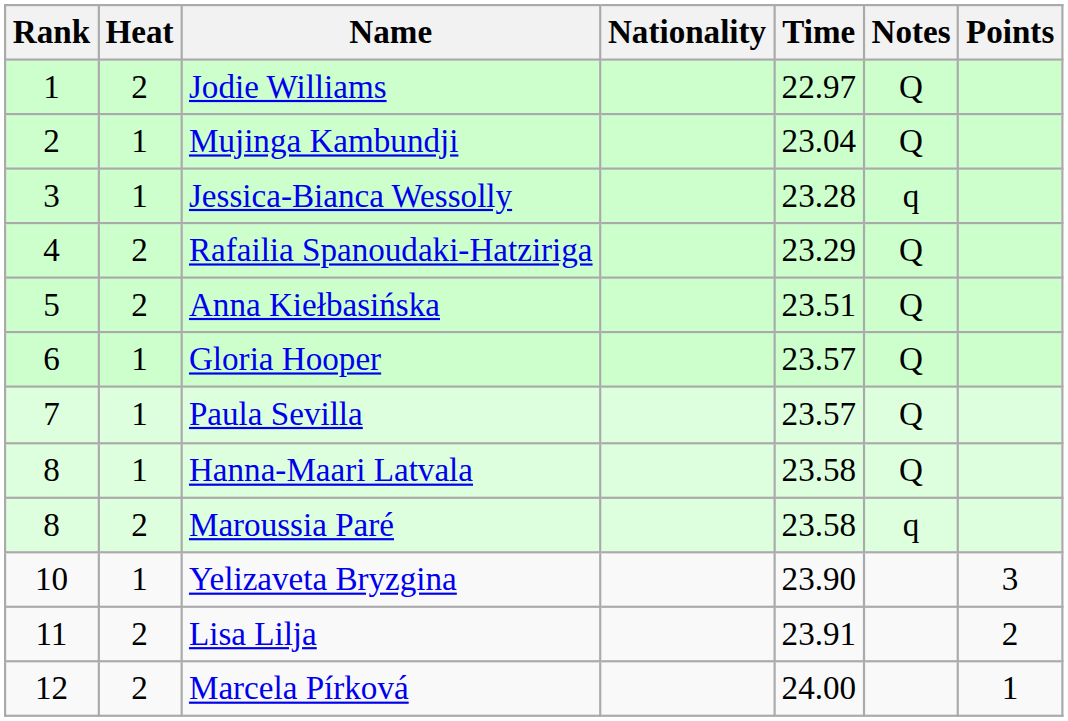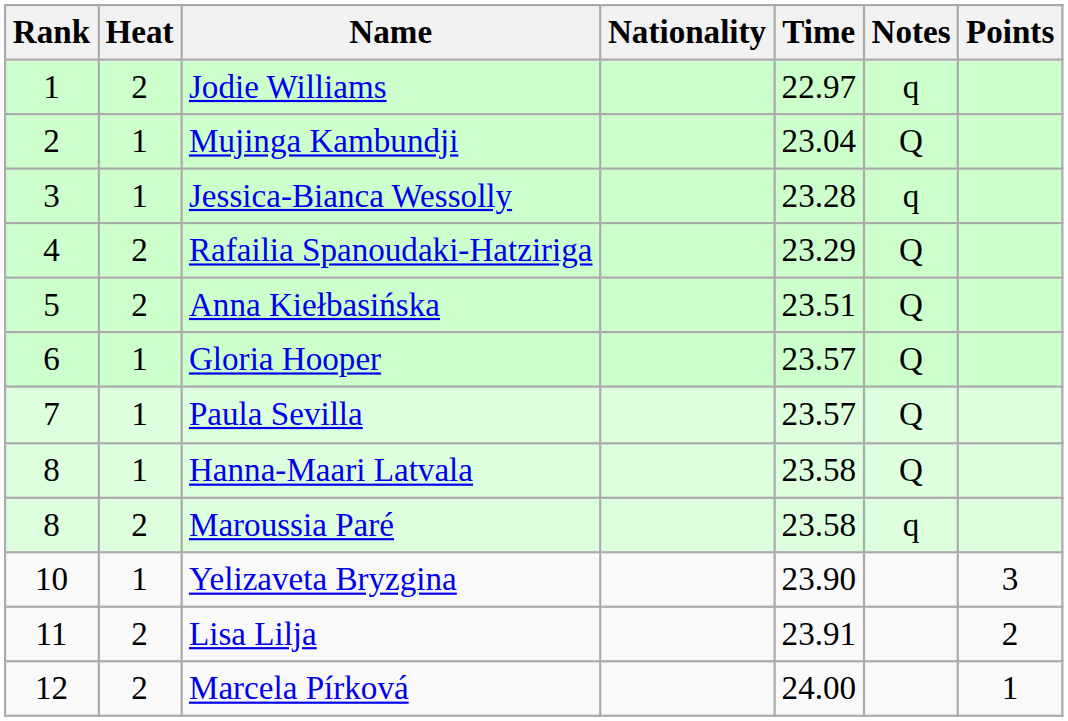(911, 86) Q -> (911, 86) q
